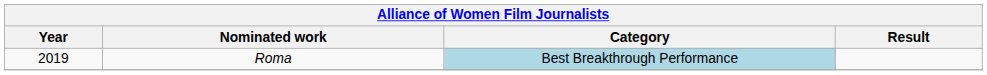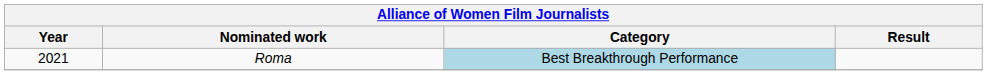(53, 59) 2019 -> (53, 59) 2021
